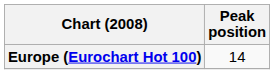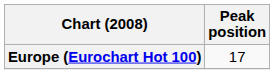(237, 56) 14 -> (237, 56) 17
